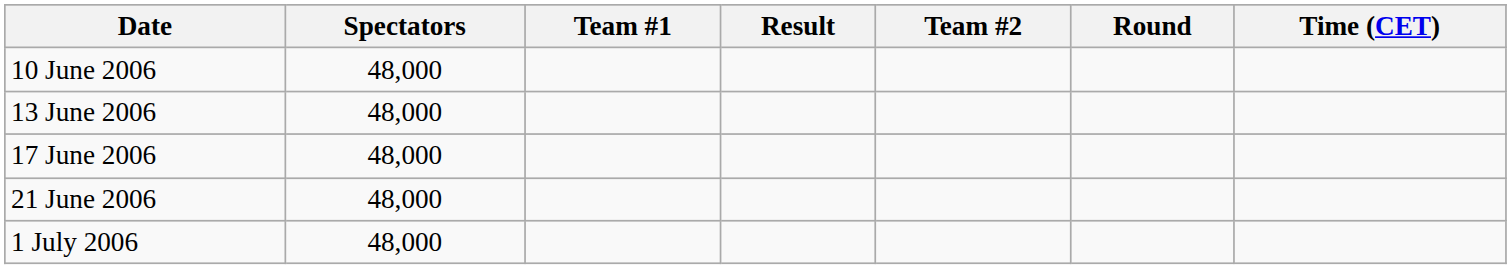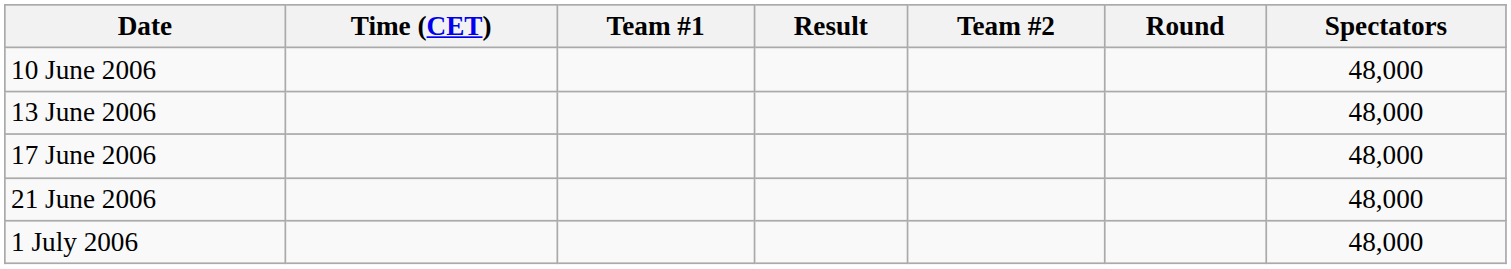columns swapped: (1370, 26) <-> (405, 26)
